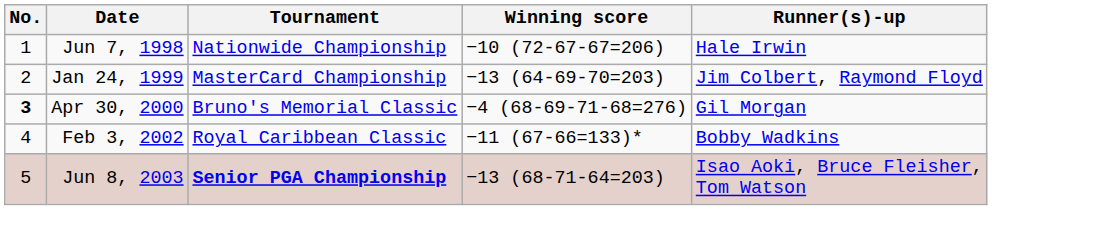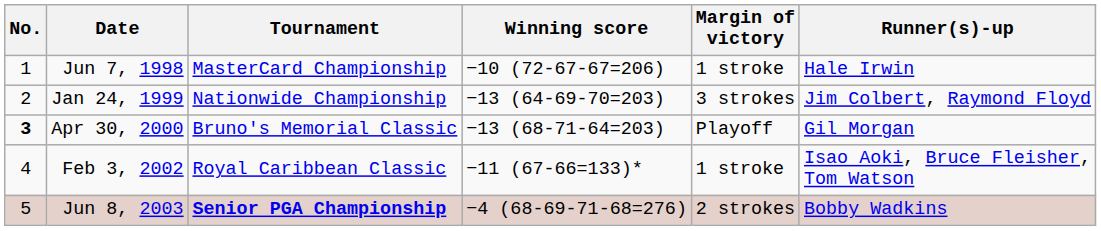+ column: (745, 30)
(319, 50) Nationwide Championship -> (319, 71) MasterCard Championship
(319, 79) MasterCard Championship -> (319, 100) Nationwide Championship
(577, 109) −4 (68-69-71-68=276) -> (566, 130) −13 (68-71-64=203)
(768, 139) Bobby Wadkins -> (948, 170) Isao Aoki, Bruce Fleisher, Tom Watson
(566, 179) −13 (68-71-64=203) -> (577, 210) −4 (68-69-71-68=276)
(839, 179) Isao Aoki, Bruce Fleisher, Tom Watson -> (876, 210) Bobby Wadkins
